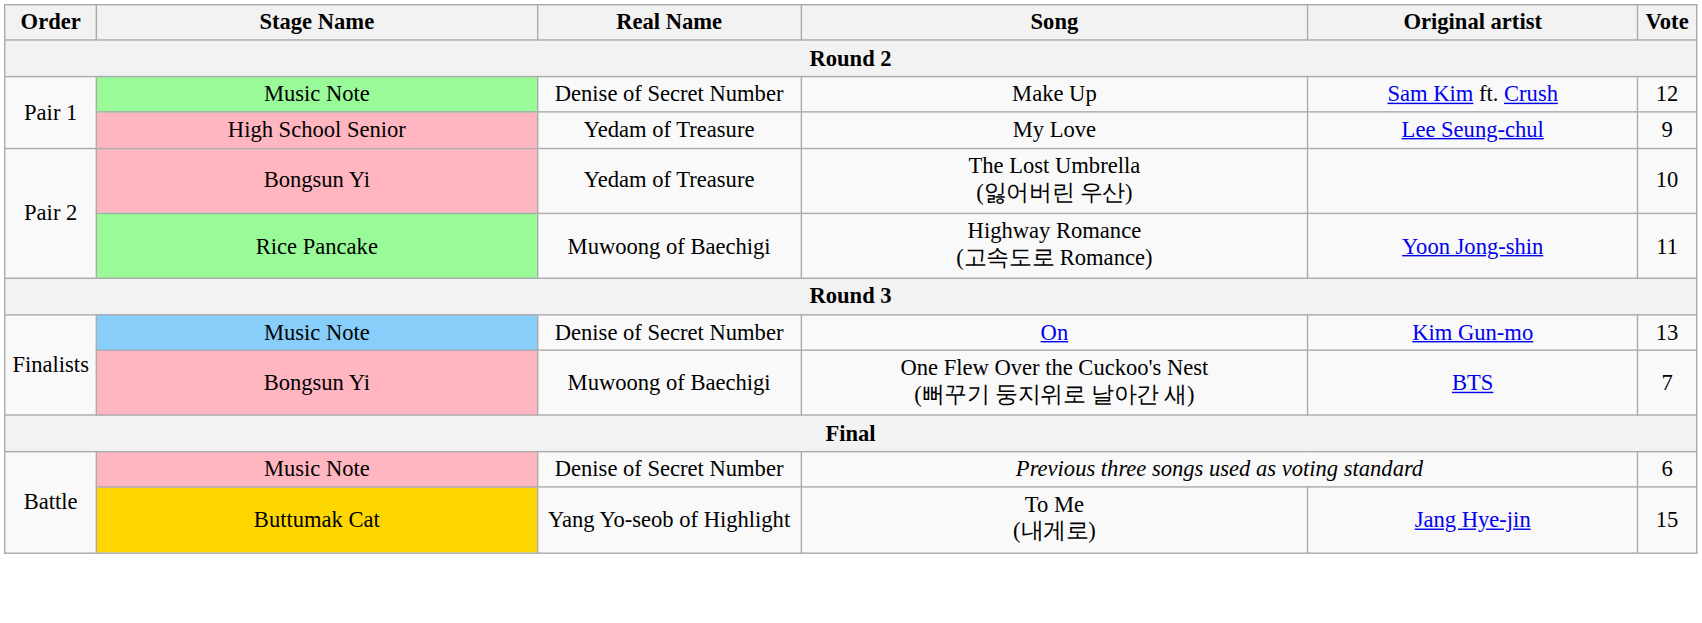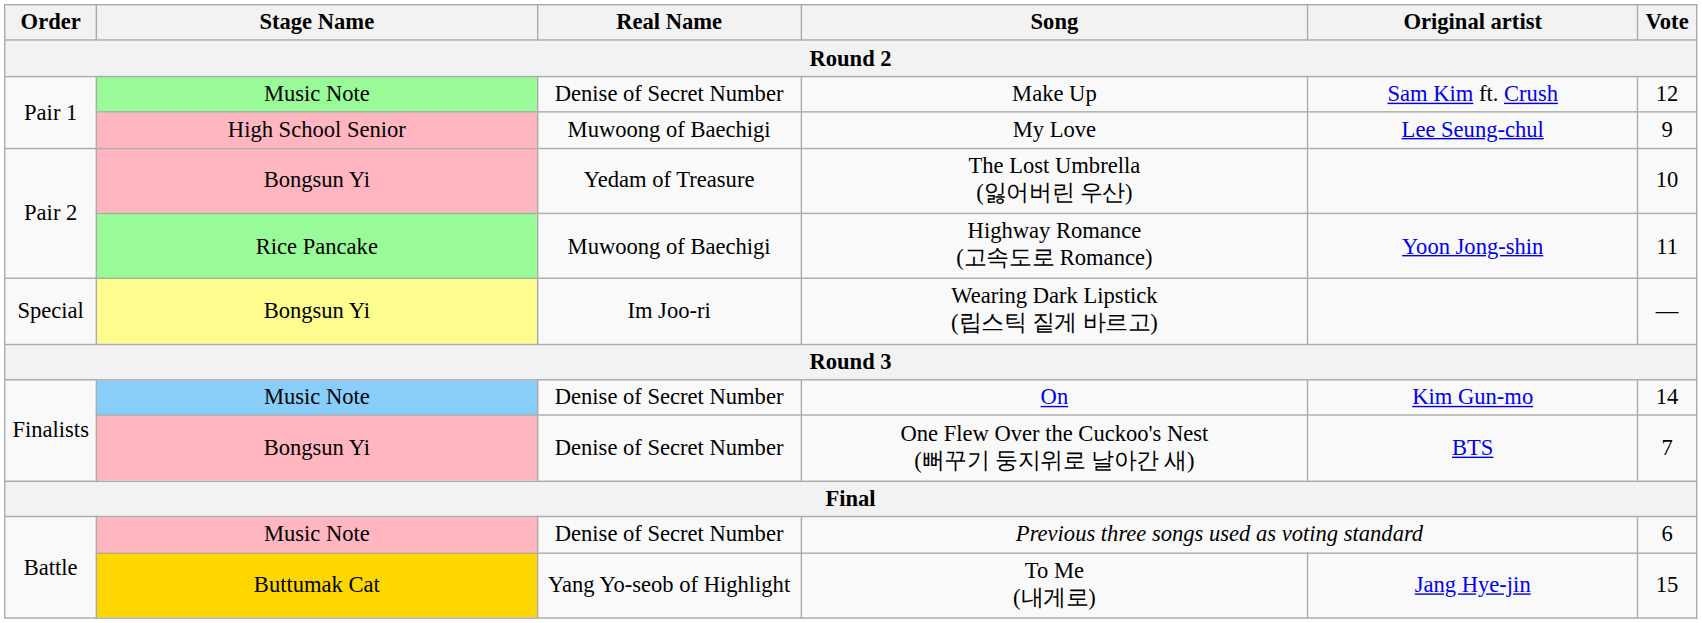(669, 129) Yedam of Treasure -> (669, 129) Muwoong of Baechigi
+ row: (1054, 309)
(1667, 332) 13 -> (1667, 397) 14
(669, 382) Muwoong of Baechigi -> (669, 448) Denise of Secret Number
